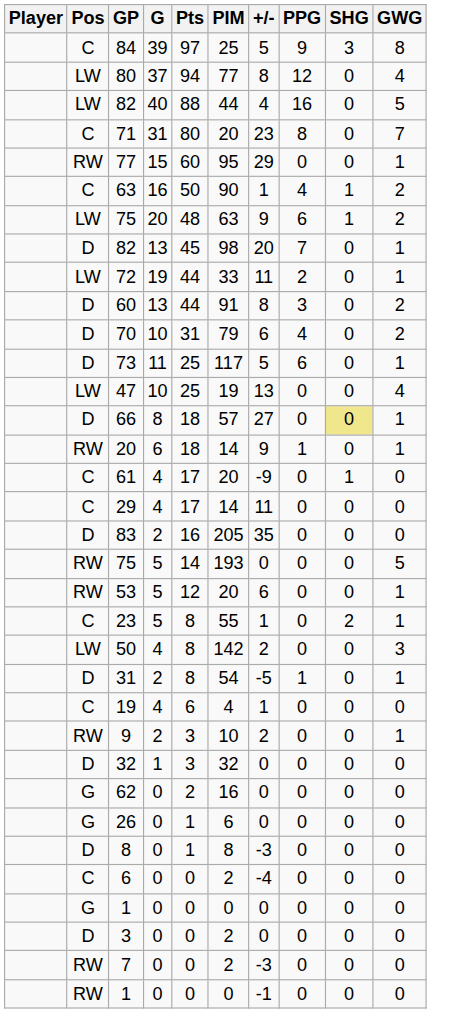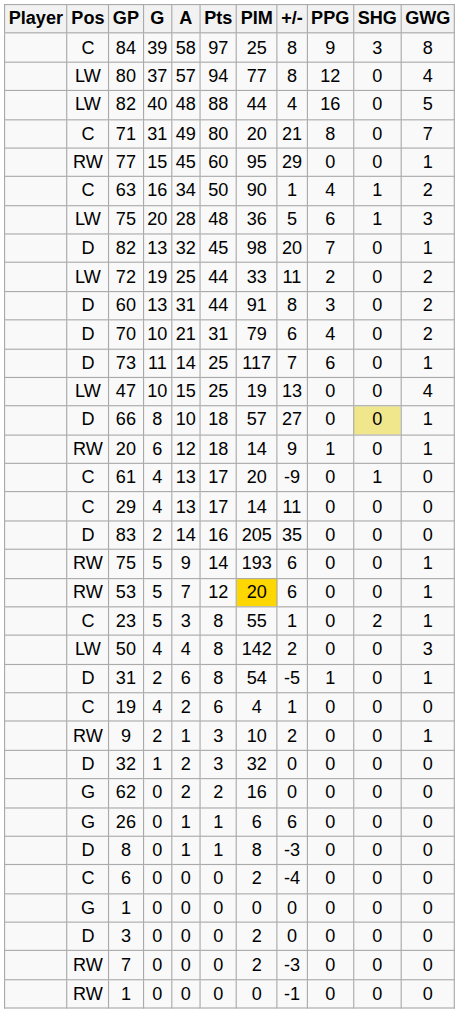+ column: (186, 18)
(264, 47) 5 -> (292, 47) 8
(264, 133) 23 -> (292, 133) 21
(229, 219) 63 -> (257, 219) 36
(264, 219) 9 -> (292, 219) 5
(400, 219) 2 -> (428, 219) 3
(400, 276) 1 -> (428, 276) 2
(264, 362) 5 -> (292, 362) 7
(264, 563) 0 -> (292, 563) 6
(400, 563) 5 -> (428, 563) 1
(229, 592) no background -> (257, 592) gold background
(264, 821) 0 -> (292, 821) 6
